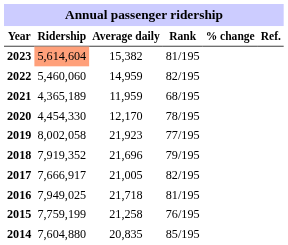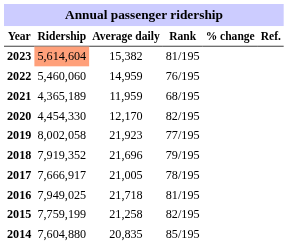(183, 76) 82/195 -> (183, 76) 76/195
(183, 115) 78/195 -> (183, 115) 82/195
(183, 175) 82/195 -> (183, 175) 78/195
(183, 214) 76/195 -> (183, 214) 82/195
